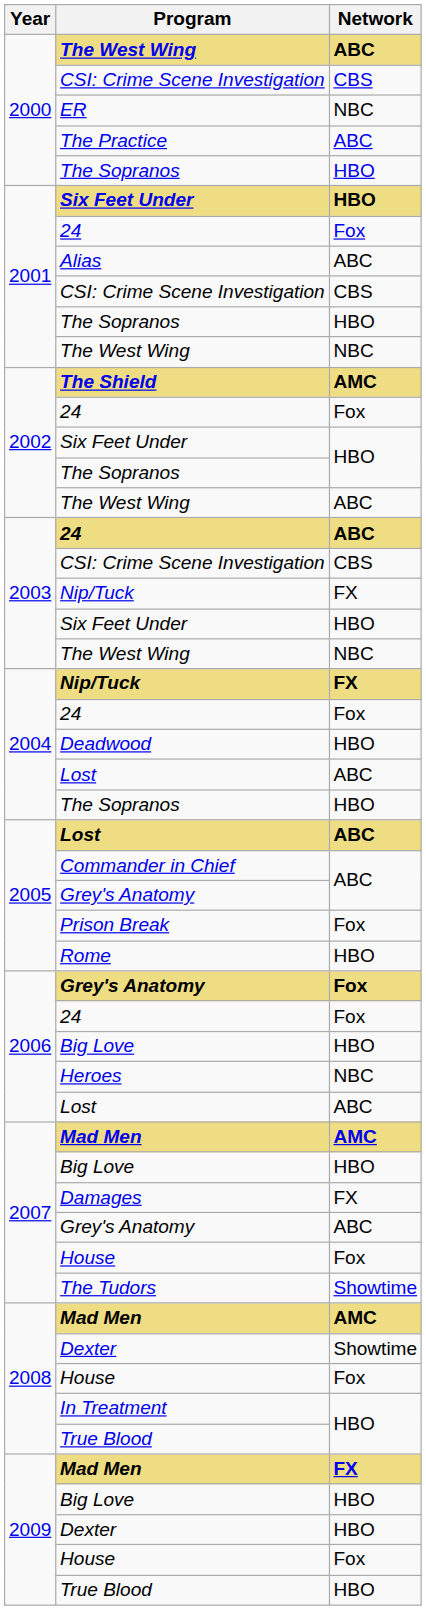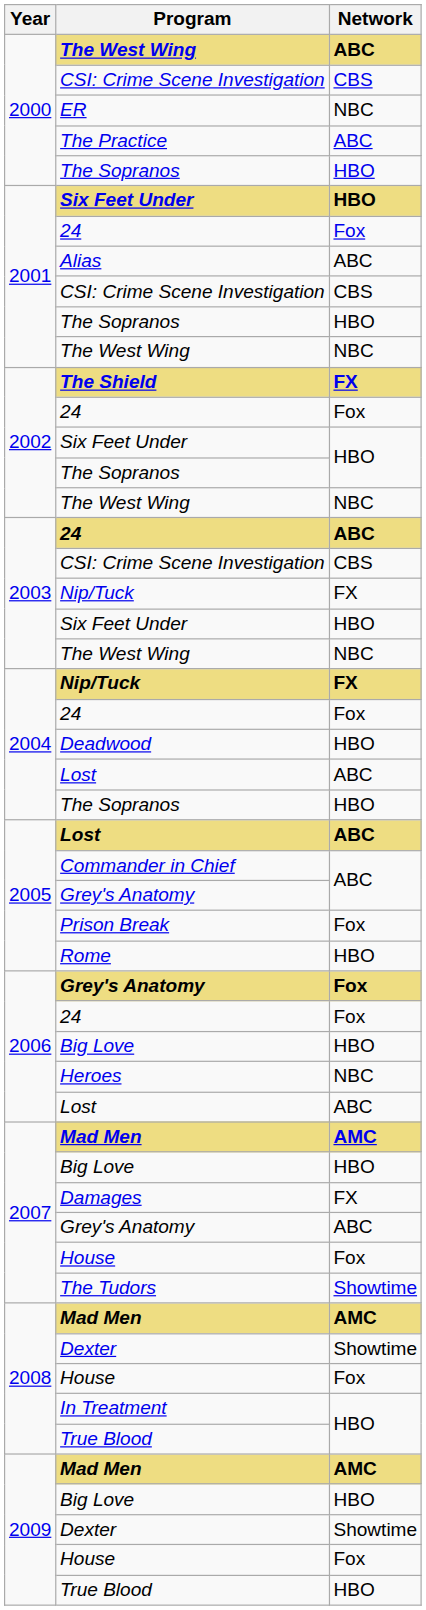(355, 381) AMC -> (346, 381) FX
(353, 502) ABC -> (354, 502) NBC
(346, 1469) FX -> (355, 1469) AMC
(354, 1529) HBO -> (375, 1529) Showtime
